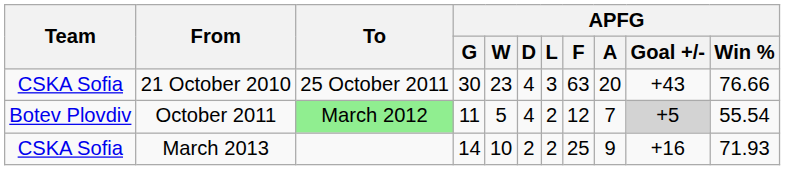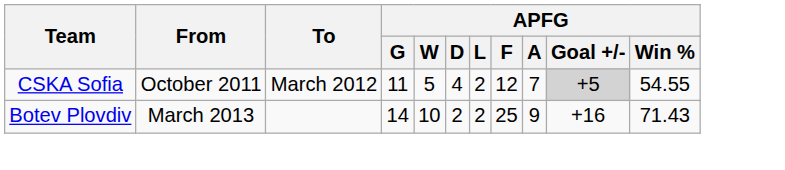- row: (216, 84)
(70, 116) Botev Plovdiv -> (70, 84) CSKA Sofia
(375, 116) lightgreen background -> (324, 84) no background
(744, 116) 55.54 -> (665, 84) 54.55
(70, 148) CSKA Sofia -> (70, 116) Botev Plovdiv
(744, 148) 71.93 -> (665, 116) 71.43
